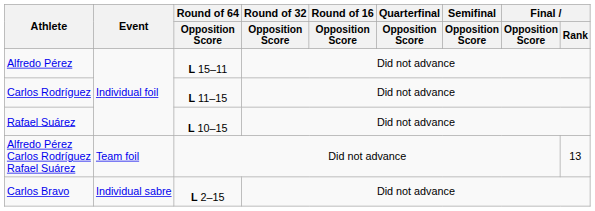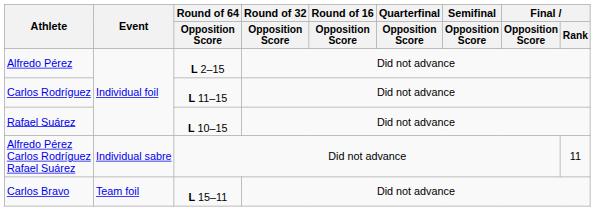(208, 70) L 15–11 -> (208, 70) L 2–15
(118, 157) Team foil -> (134, 157) Individual sabre
(575, 157) 13 -> (575, 157) 11
(134, 192) Individual sabre -> (118, 192) Team foil
(208, 198) L 2–15 -> (208, 198) L 15–11
